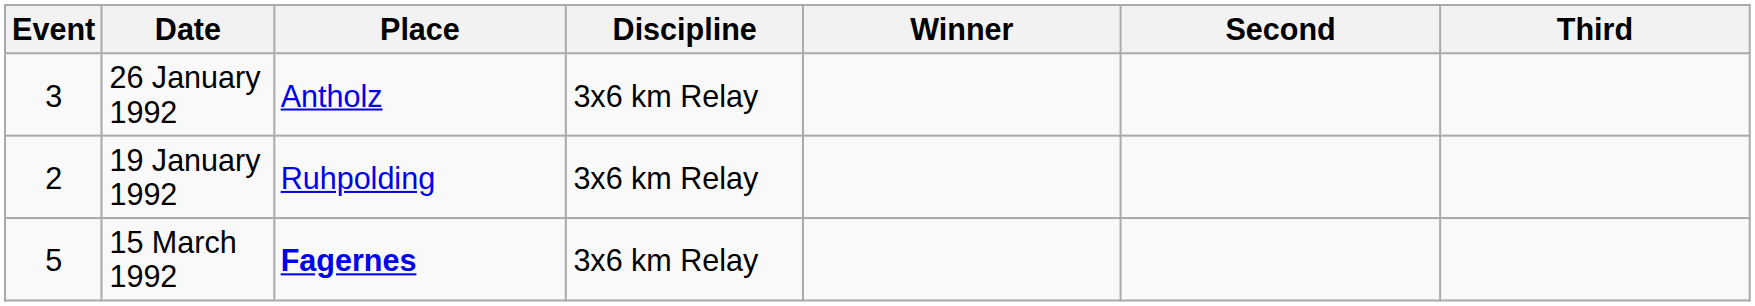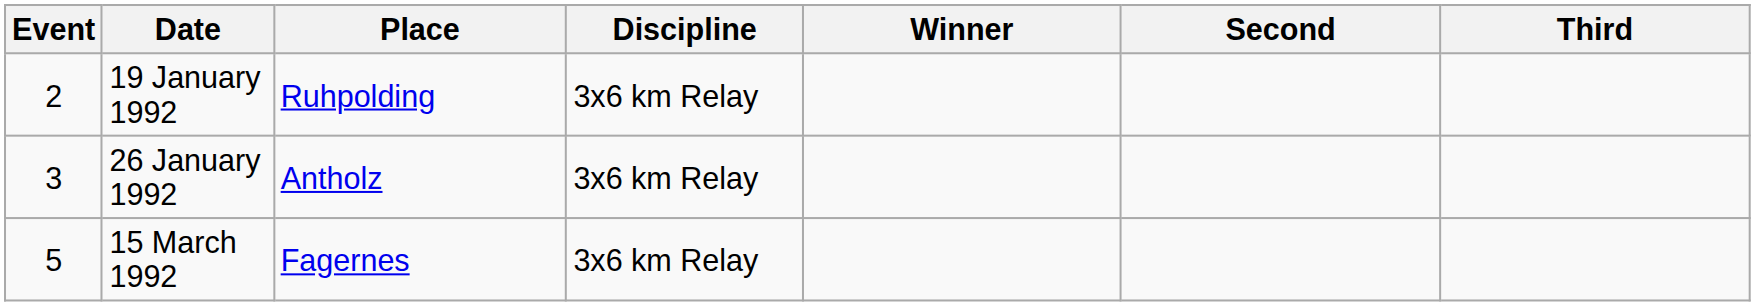rows swapped: (185, 177) <-> (185, 95)
(349, 260) bold -> (345, 260) normal
